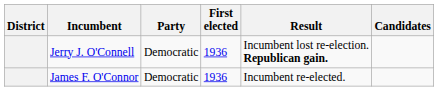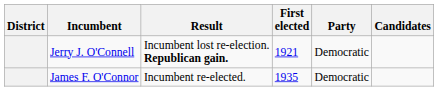columns swapped: (171, 26) <-> (306, 26)
(215, 51) 1936 -> (286, 51) 1921
(215, 77) 1936 -> (286, 77) 1935
